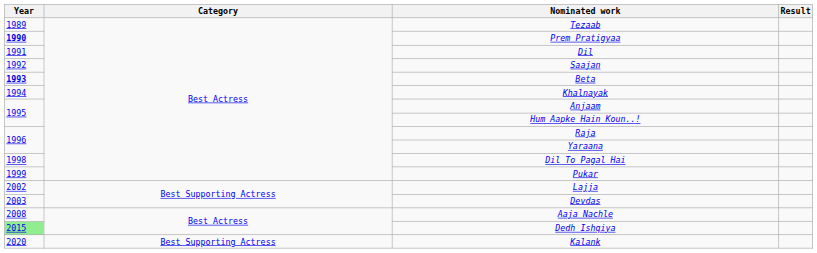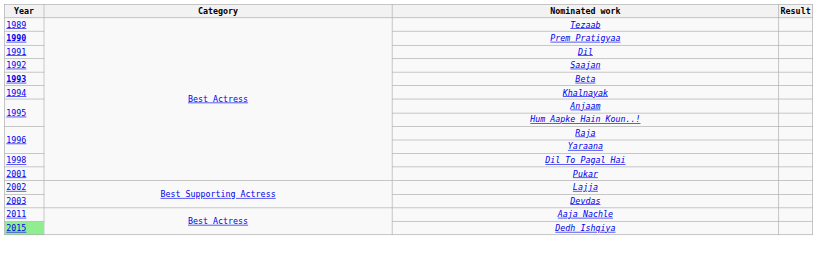(16, 174) 1999 -> (16, 174) 2001
(16, 214) 2008 -> (16, 214) 2011
- row: (585, 242)
